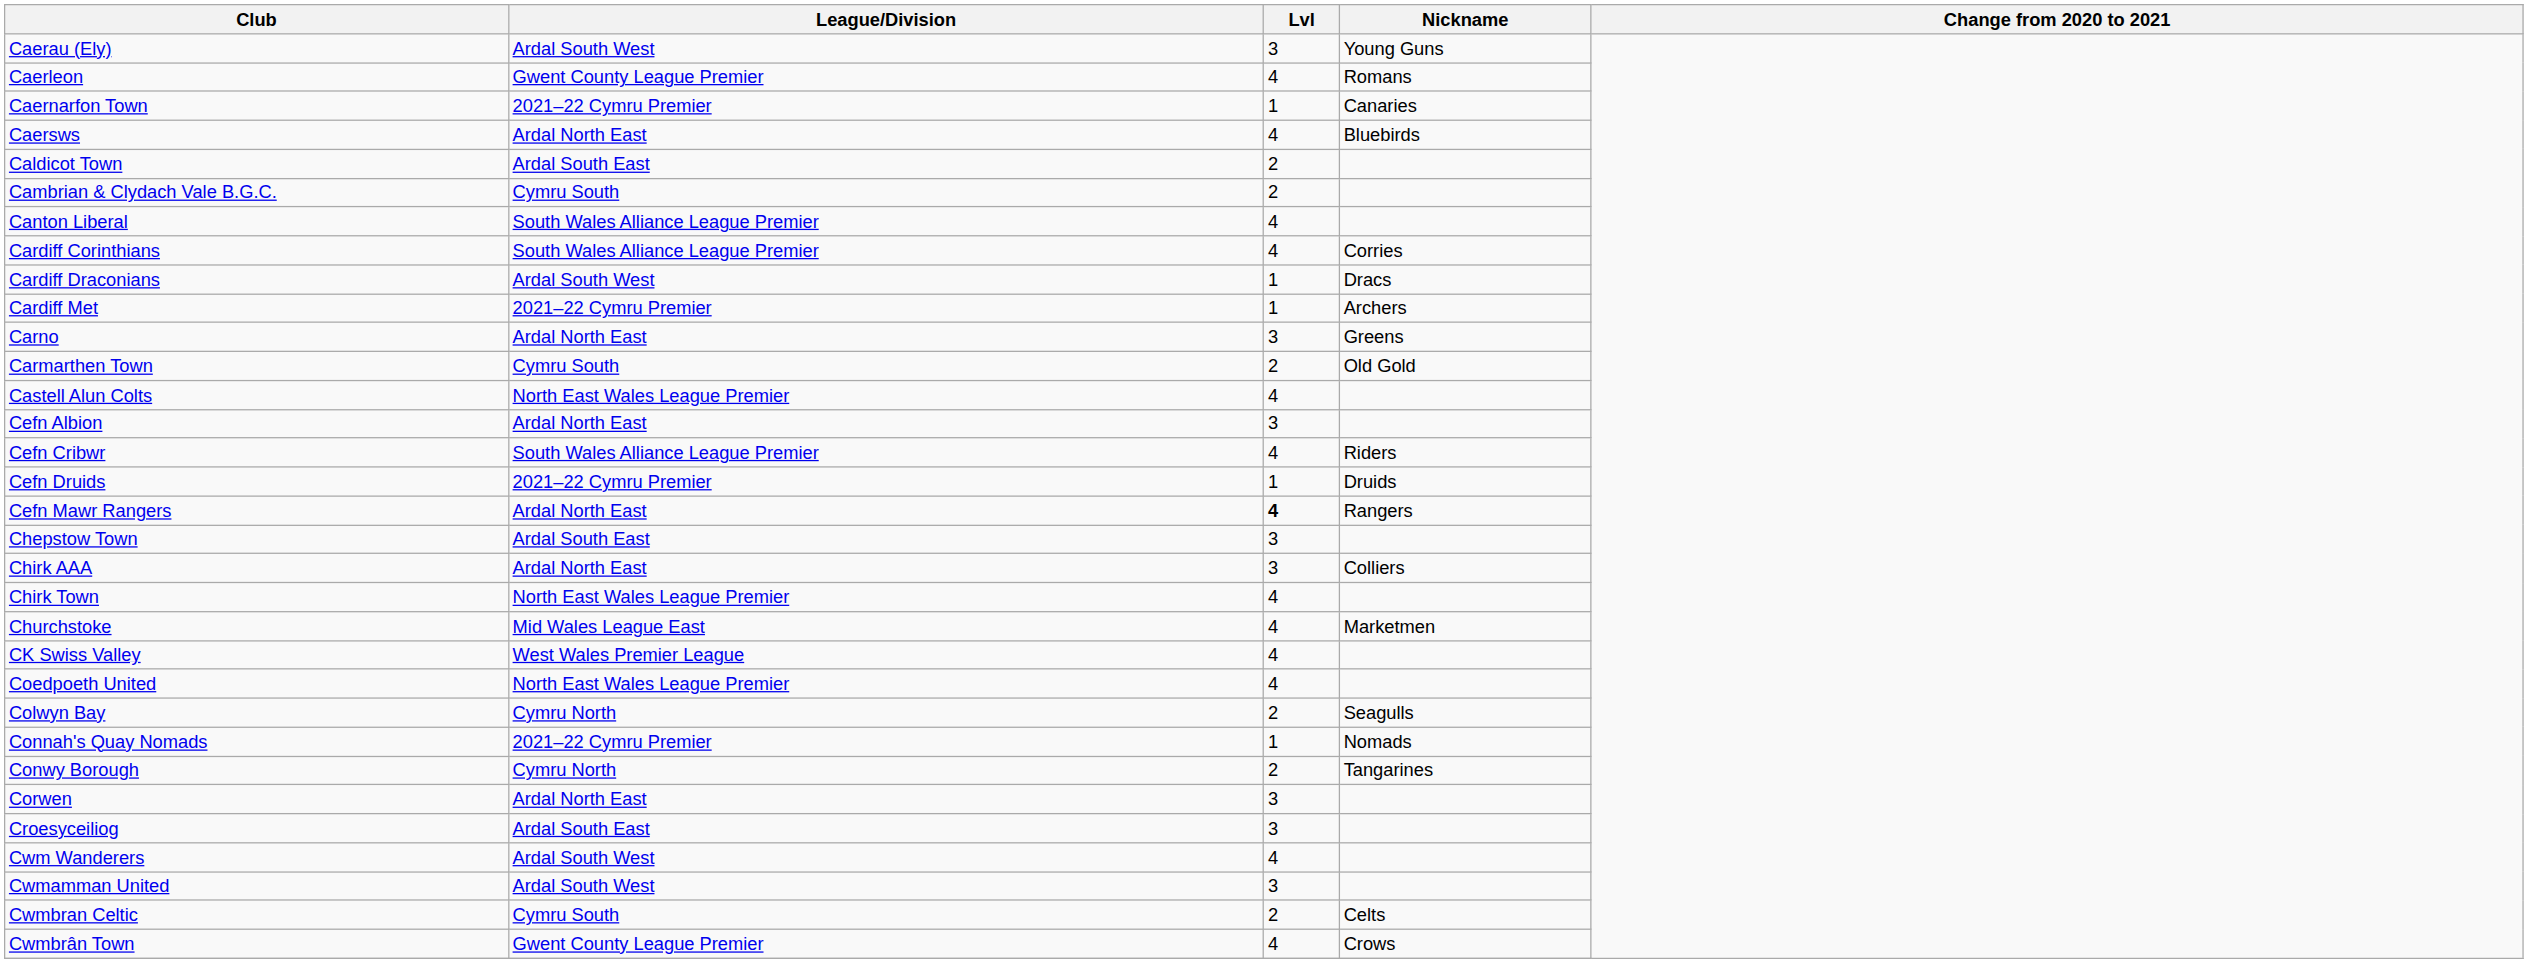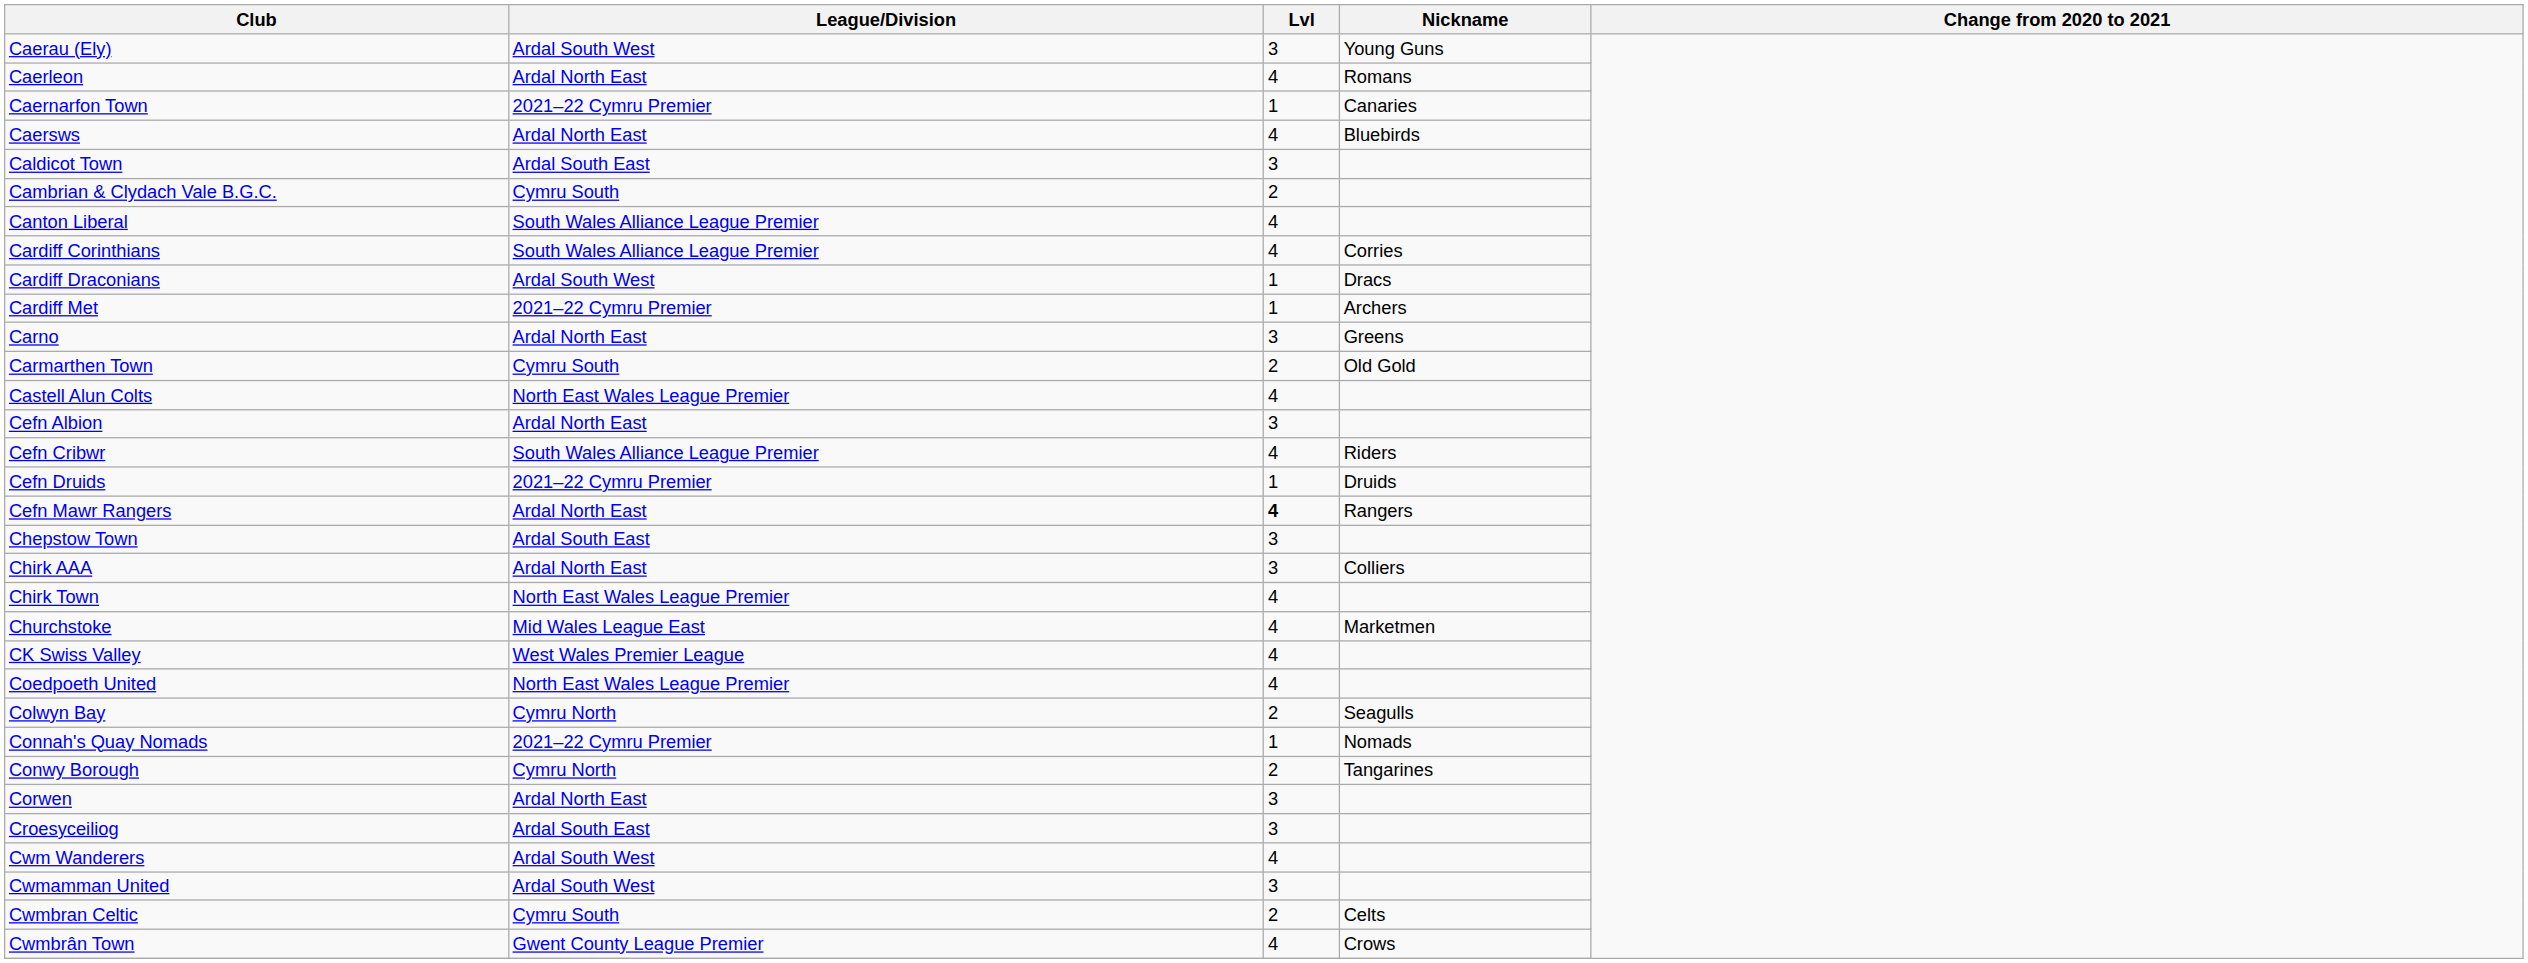(638, 77) Gwent County League Premier -> (580, 77) Ardal North East
(1273, 164) 2 -> (1273, 164) 3
